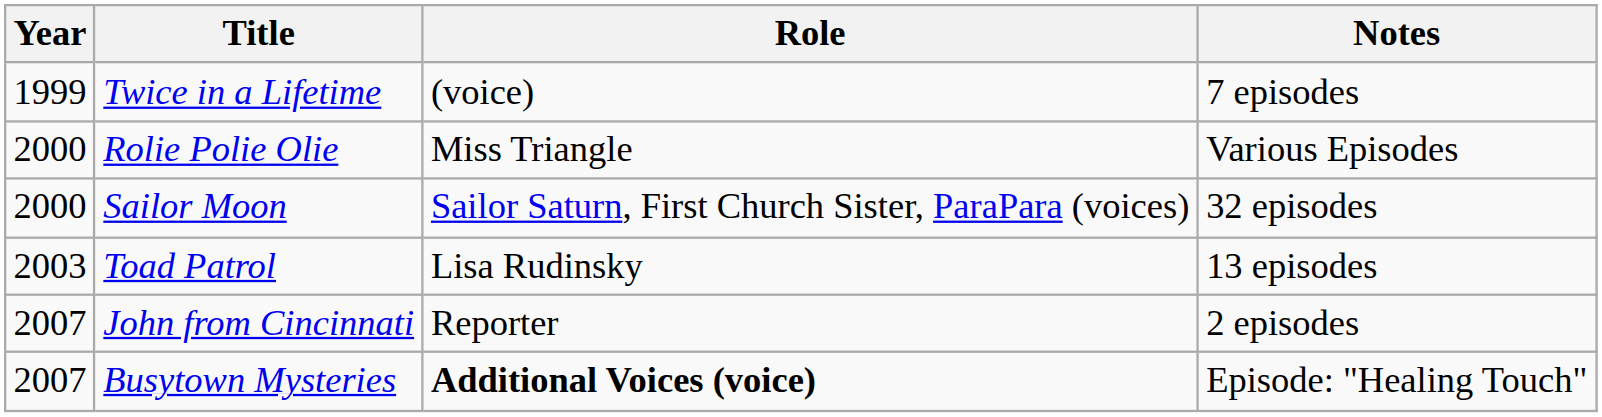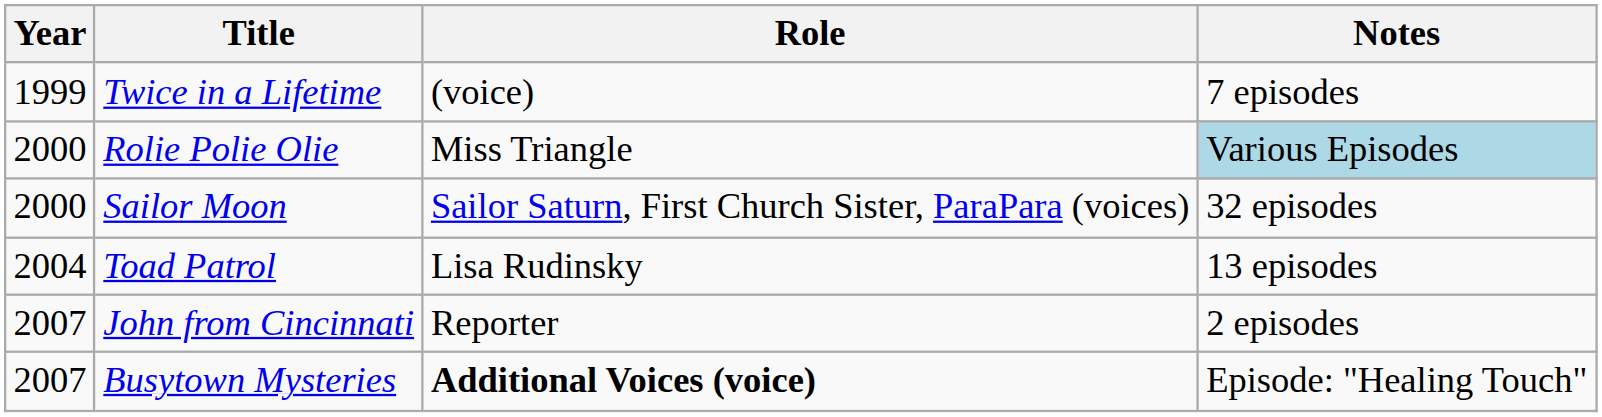(1332, 149) no background -> (1332, 149) lightblue background
(50, 264) 2003 -> (50, 264) 2004
